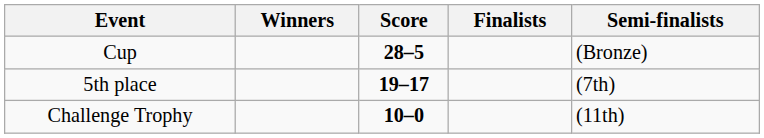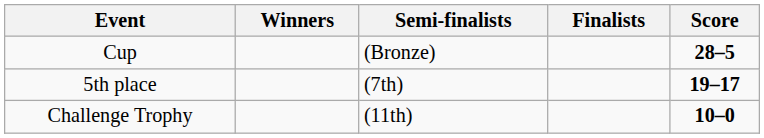columns swapped: (404, 20) <-> (665, 20)
